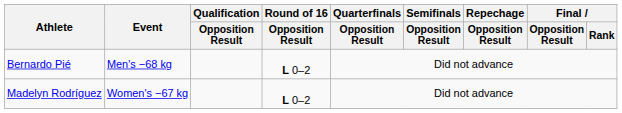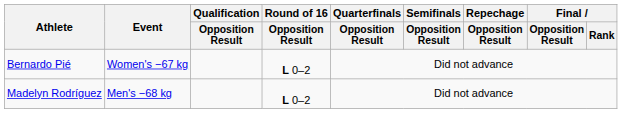(139, 65) Men's −68 kg -> (148, 65) Women's −67 kg
(148, 94) Women's −67 kg -> (139, 94) Men's −68 kg
